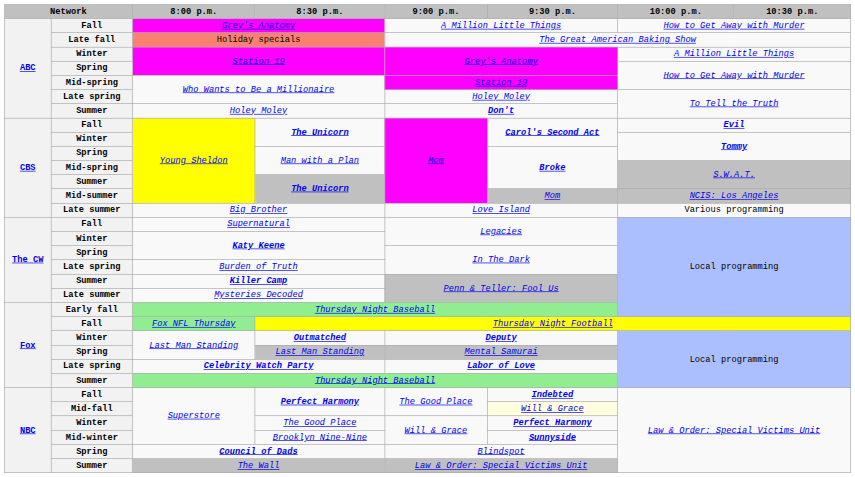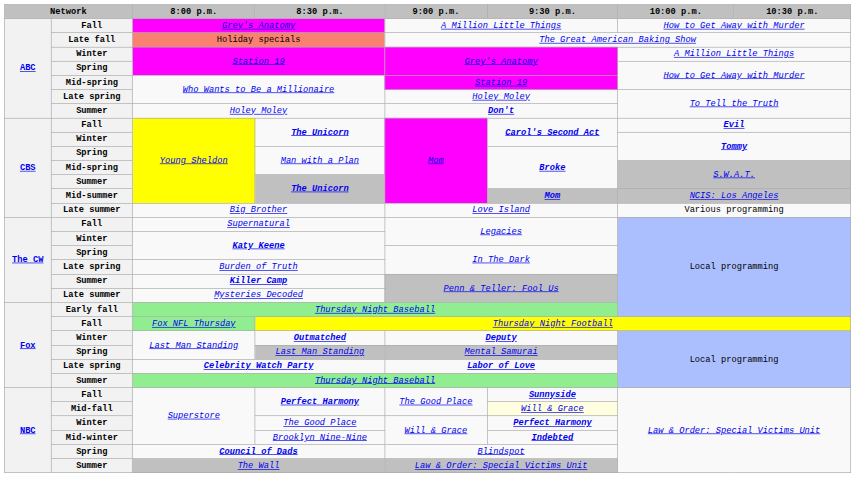(552, 196) normal -> (552, 196) bold
(552, 395) Indebted -> (552, 395) Sunnyside
(552, 437) Sunnyside -> (552, 437) Indebted
